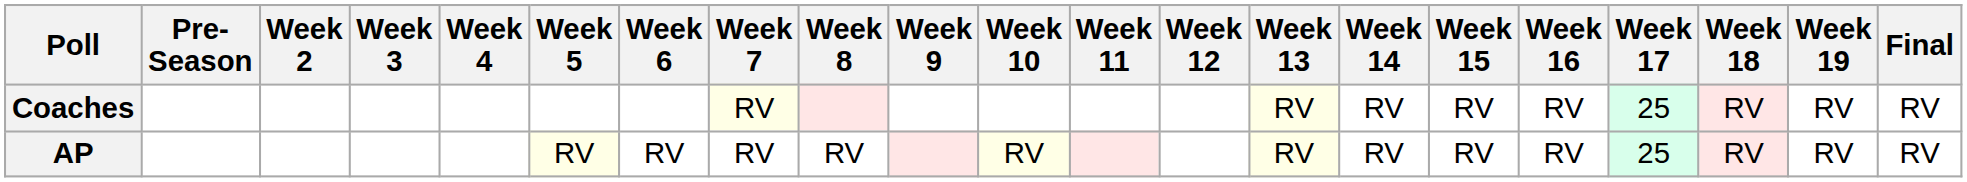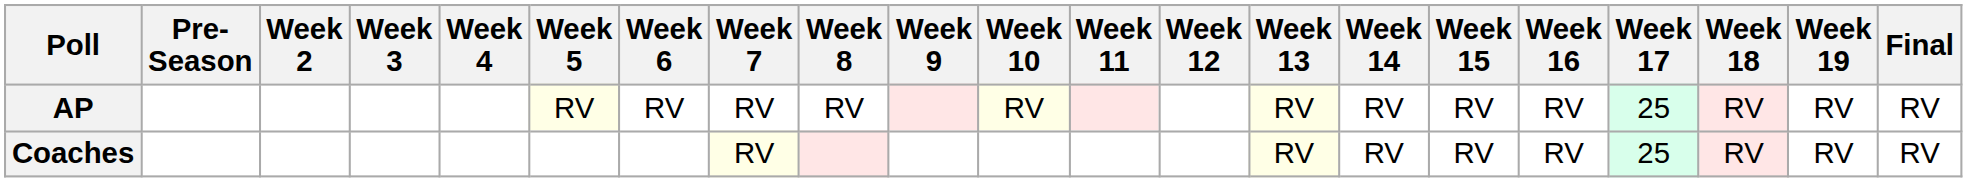rows swapped: (73, 154) <-> (73, 108)
